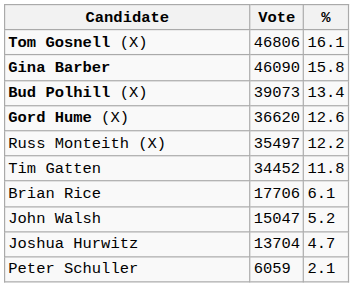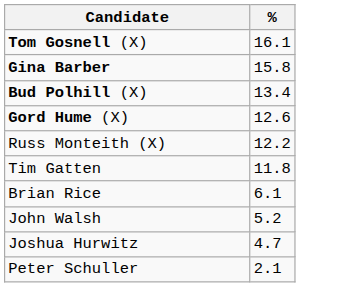- column: (277, 17)
